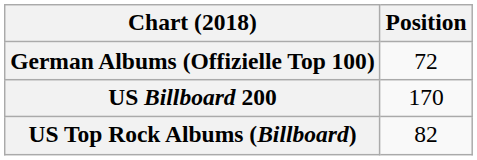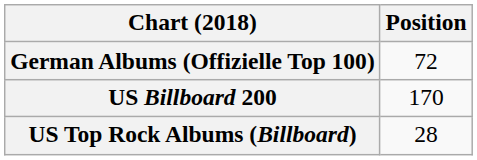(426, 135) 82 -> (426, 135) 28
